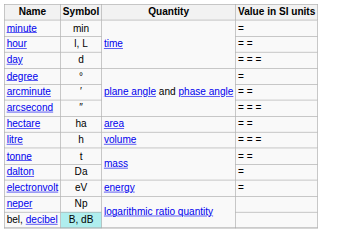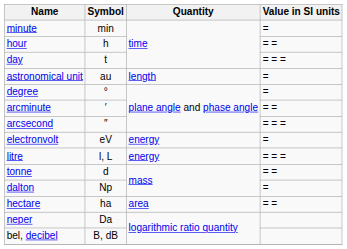(81, 44) l, L -> (106, 44) h
(81, 60) d -> (106, 60) t
+ row: (45, 76)
rows swapped: (23, 124) <-> (32, 188)
(81, 140) h -> (106, 156) l, L
(120, 140) volume -> (144, 156) energy
(81, 156) t -> (106, 172) d
(81, 172) Da -> (106, 188) Np
(81, 204) Np -> (106, 220) Da
(81, 220) paleturquoise background -> (106, 236) no background
